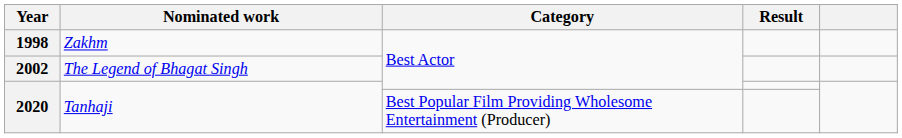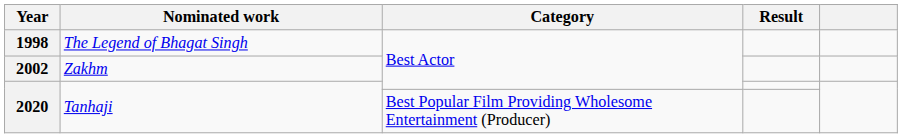(86, 42) Zakhm -> (156, 42) The Legend of Bhagat Singh
(156, 68) The Legend of Bhagat Singh -> (86, 68) Zakhm
